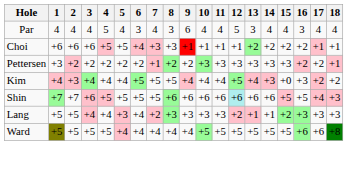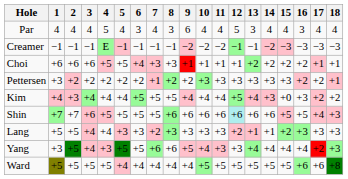+ row: (25, 47)
(139, 115) +4 -> (139, 132) +3
+ row: (18, 149)
